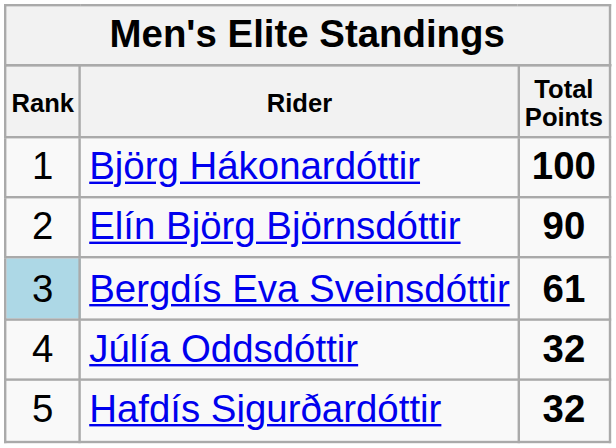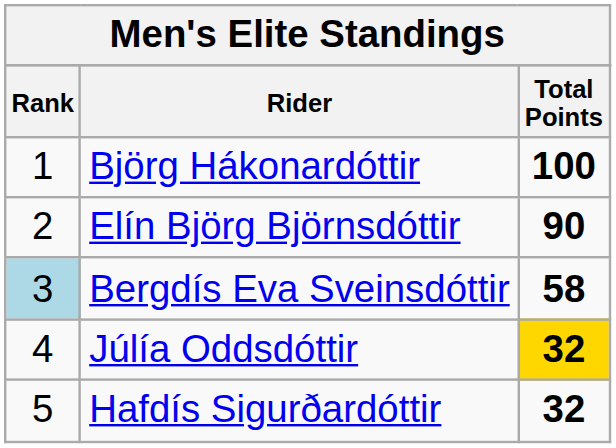(564, 287) 61 -> (564, 287) 58
(564, 348) no background -> (564, 348) gold background
